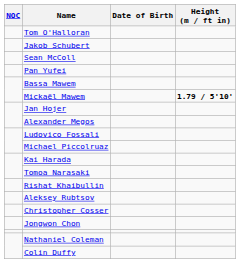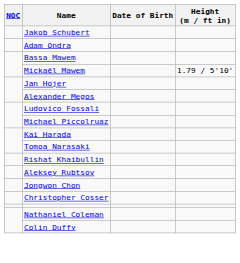- row: (57, 32)
- row: (50, 58)
- row: (45, 71)
+ row: (47, 45)
(205, 96) bold -> (205, 71) normal
rows swapped: (66, 210) <-> (52, 223)
